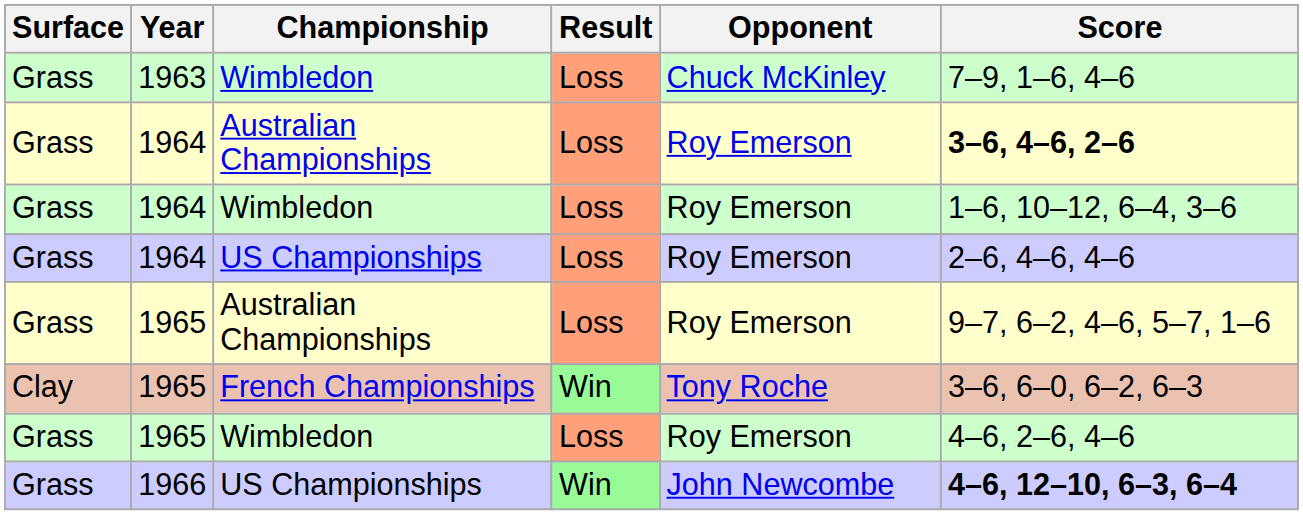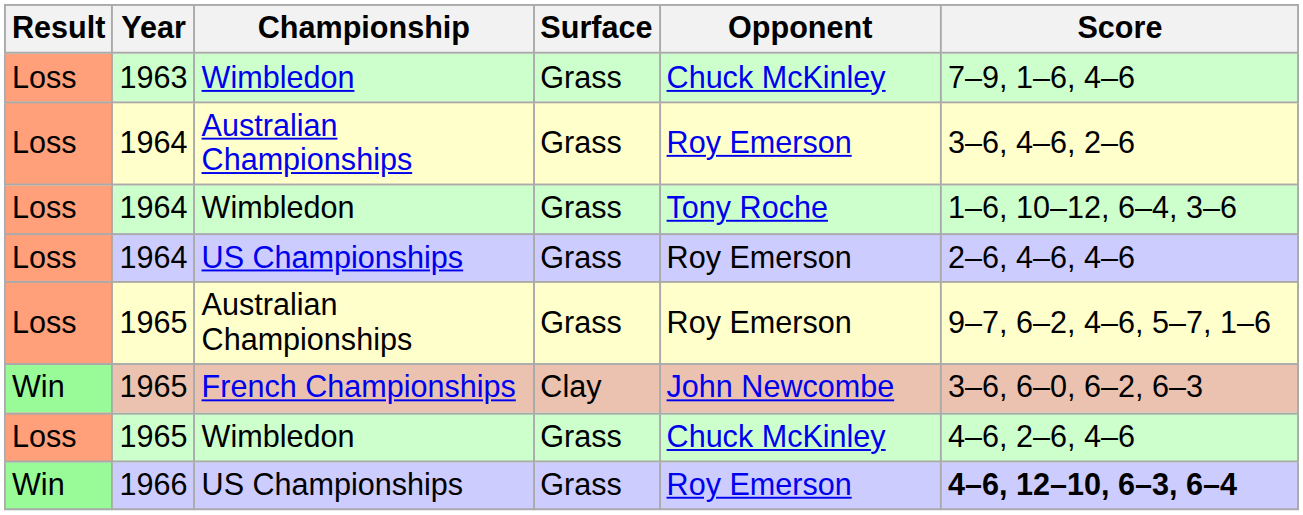columns swapped: (606, 28) <-> (68, 28)
(1042, 142) bold -> (1042, 142) normal
(759, 208) Roy Emerson -> (747, 208) Tony Roche
(747, 388) Tony Roche -> (780, 388) John Newcombe
(759, 436) Roy Emerson -> (776, 436) Chuck McKinley
(780, 485) John Newcombe -> (759, 485) Roy Emerson
